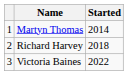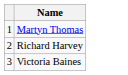- column: (105, 12)
